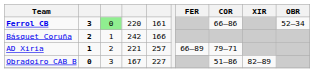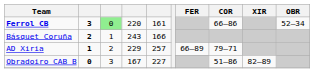(134, 36) 242 -> (134, 36) 243
(134, 49) 221 -> (134, 49) 229
